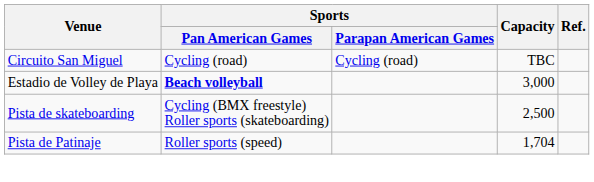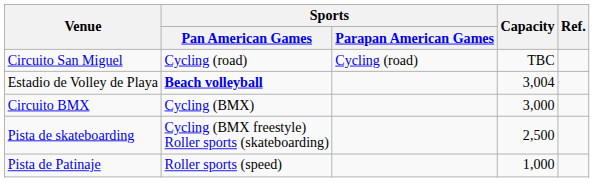(539, 82) 3,000 -> (539, 82) 3,004
+ row: (49, 104)
(539, 143) 1,704 -> (539, 165) 1,000
